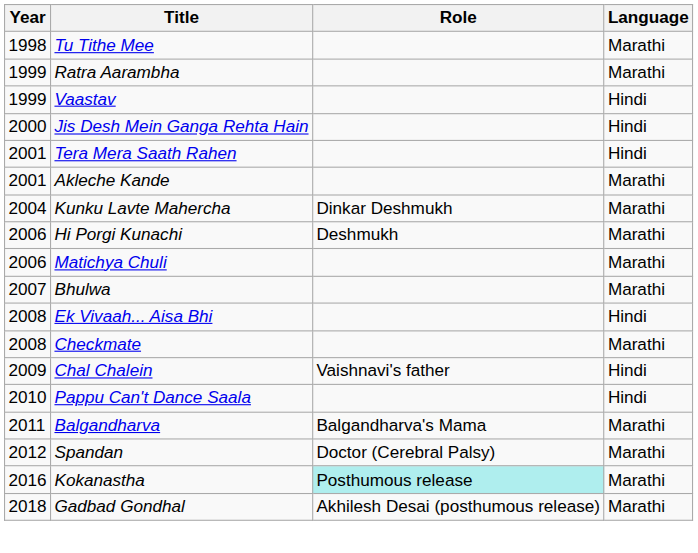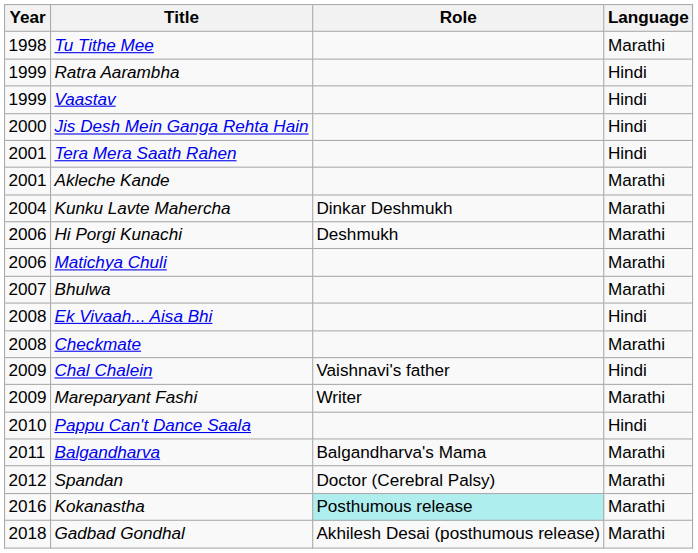(636, 72) Marathi -> (627, 72) Hindi
+ row: (126, 398)
